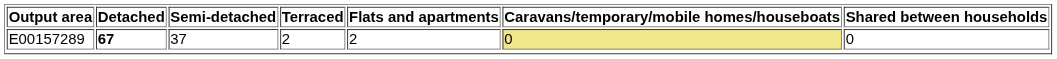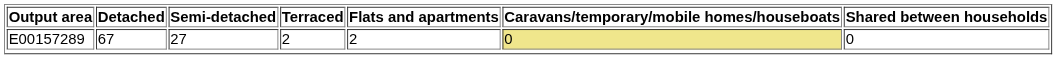(106, 39) bold -> (106, 39) normal
(179, 39) 37 -> (179, 39) 27
